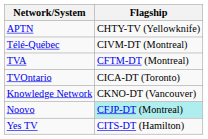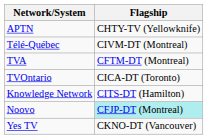(147, 93) CKNO-DT (Vancouver) -> (141, 93) CITS-DT (Hamilton)
(141, 126) CITS-DT (Hamilton) -> (147, 126) CKNO-DT (Vancouver)
